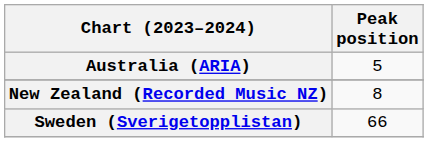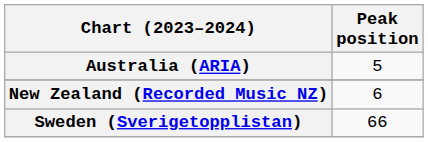(377, 94) 8 -> (377, 94) 6
